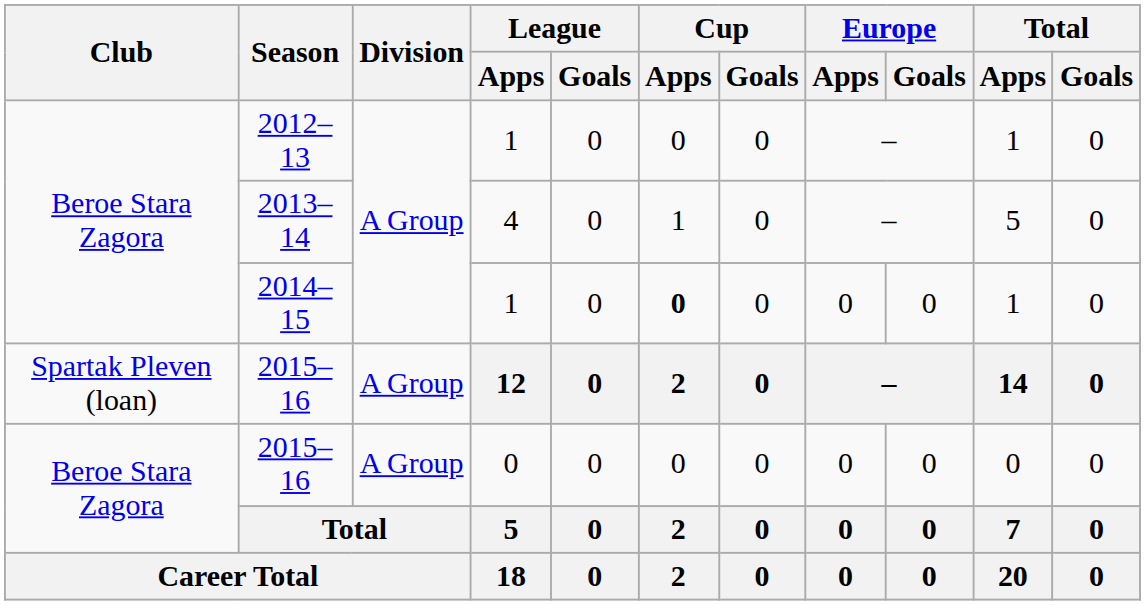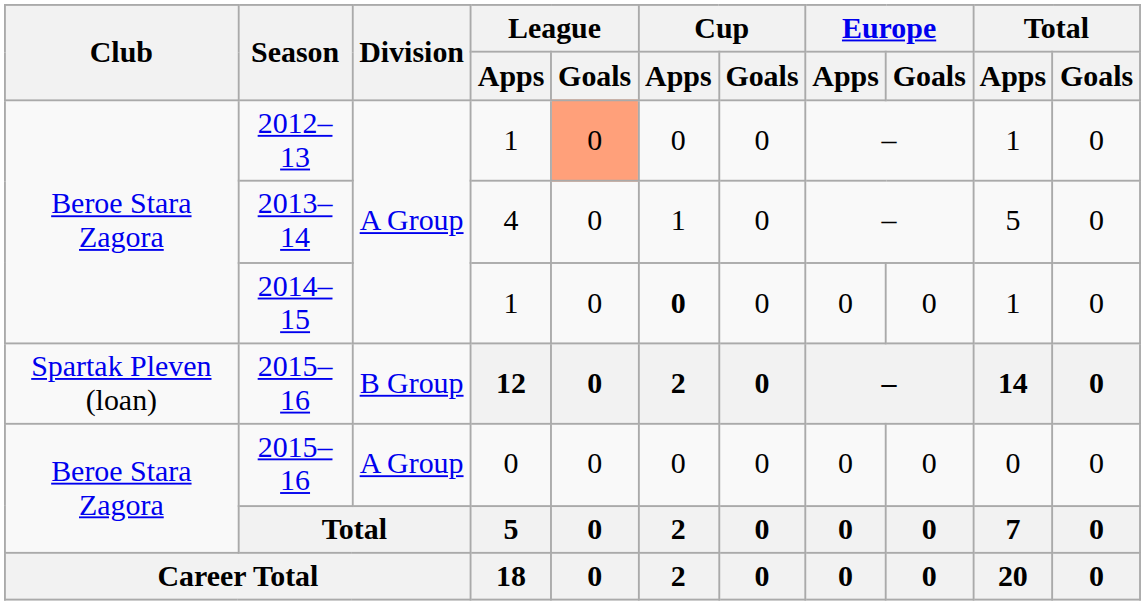(595, 139) no background -> (595, 139) lightsalmon background
(412, 383) A Group -> (412, 383) B Group
